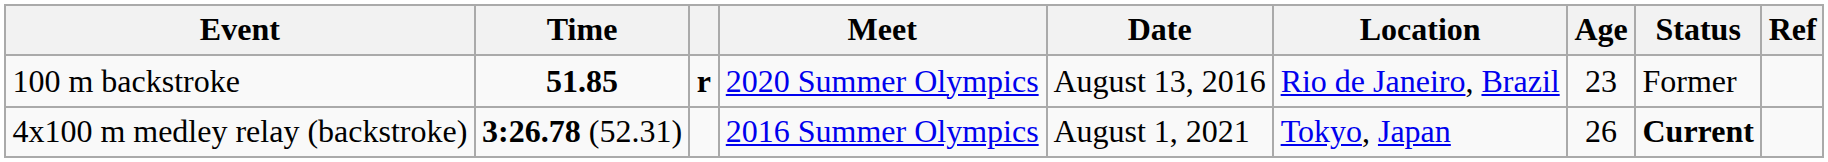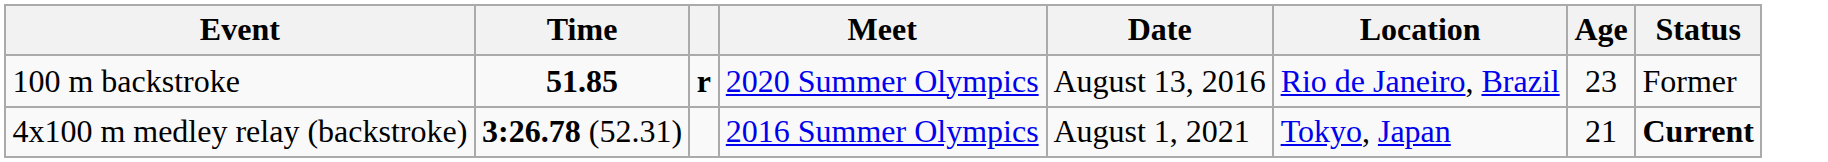- column: (1793, 29)
(1601, 131) 26 -> (1601, 131) 21
